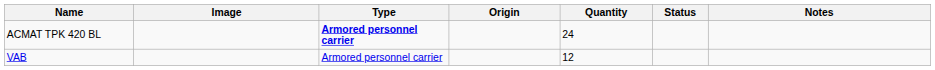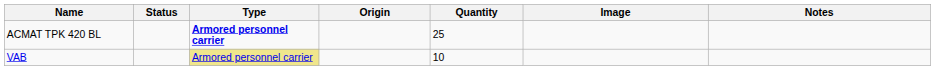columns swapped: (227, 12) <-> (680, 12)
(568, 35) 24 -> (438, 35) 25
(382, 57) no background -> (252, 57) khaki background
(568, 57) 12 -> (438, 57) 10
